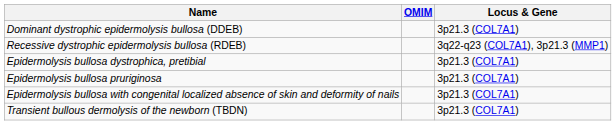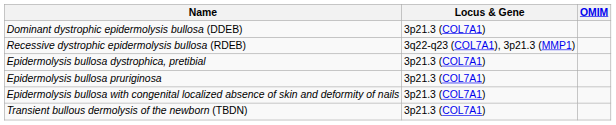columns swapped: (523, 12) <-> (418, 12)
